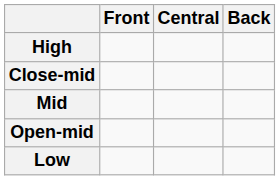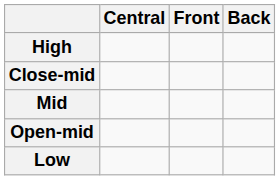columns swapped: (126, 18) <-> (188, 18)
